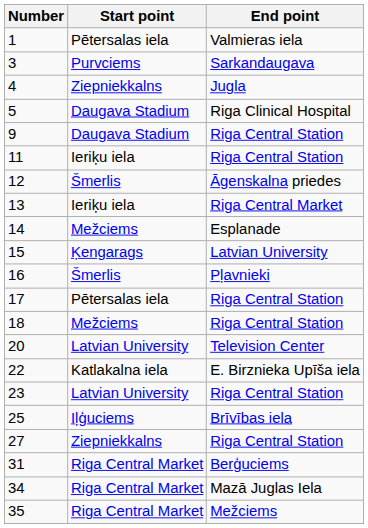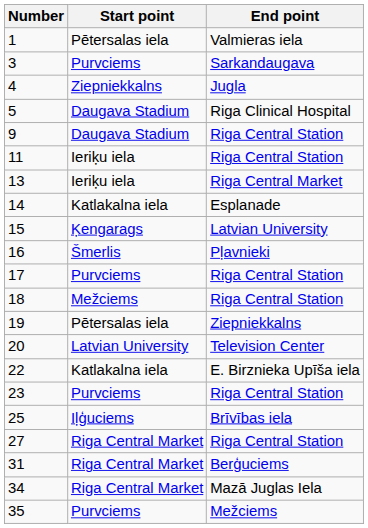- row: (16, 181)
(104, 228) Mežciems -> (119, 205) Katlakalna iela
(120, 299) Pētersalas iela -> (106, 275) Purvciems
+ row: (16, 323)
(130, 393) Latvian University -> (106, 393) Purvciems
(116, 441) Ziepniekkalns -> (137, 441) Riga Central Market
(137, 511) Riga Central Market -> (106, 511) Purvciems
